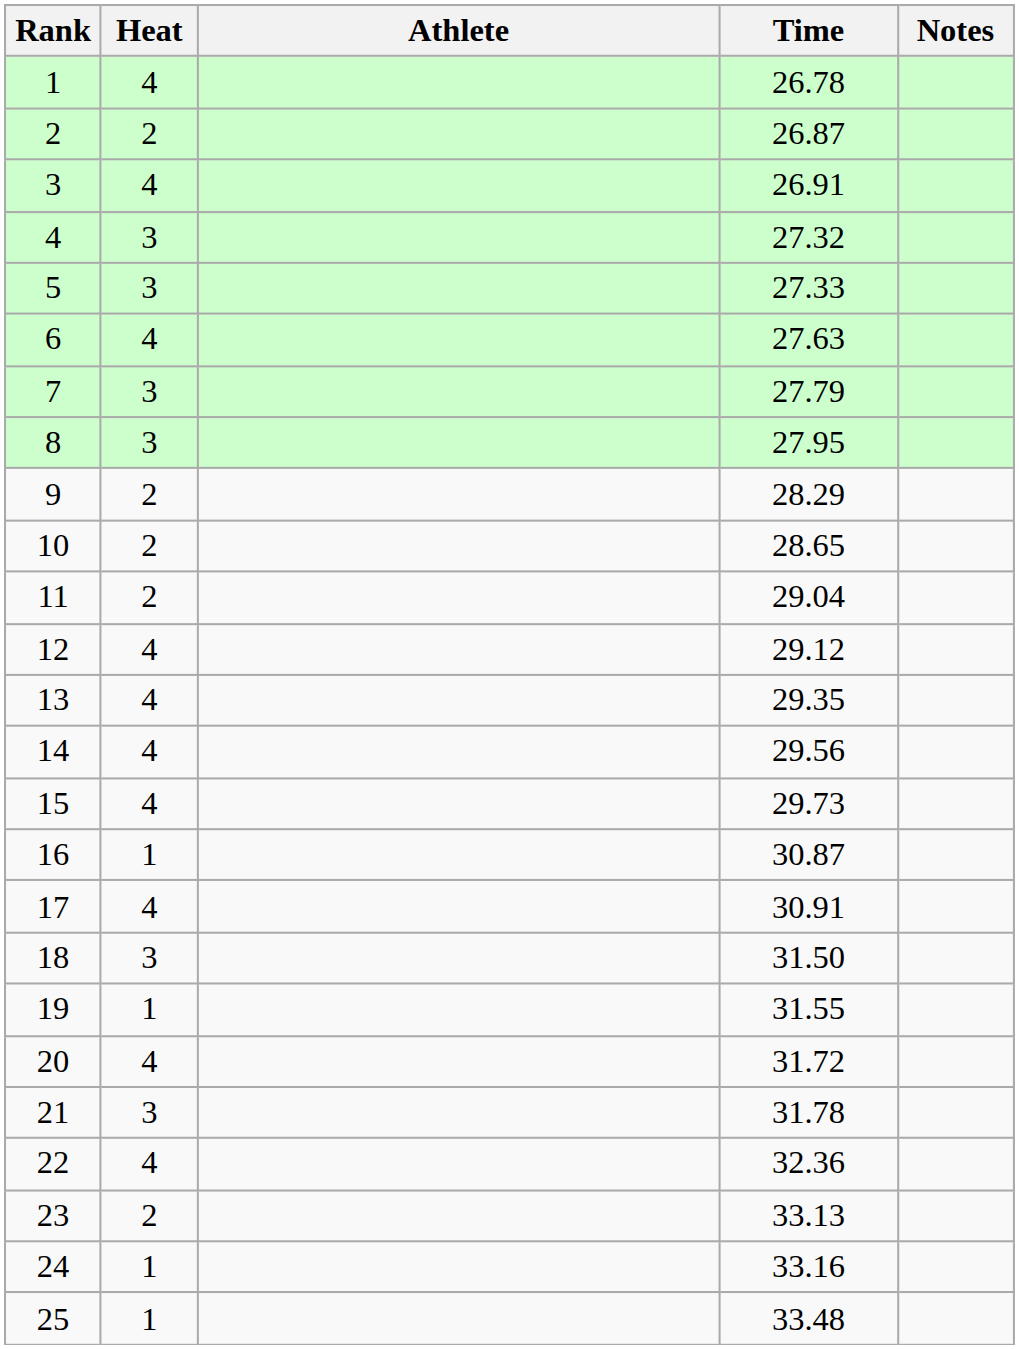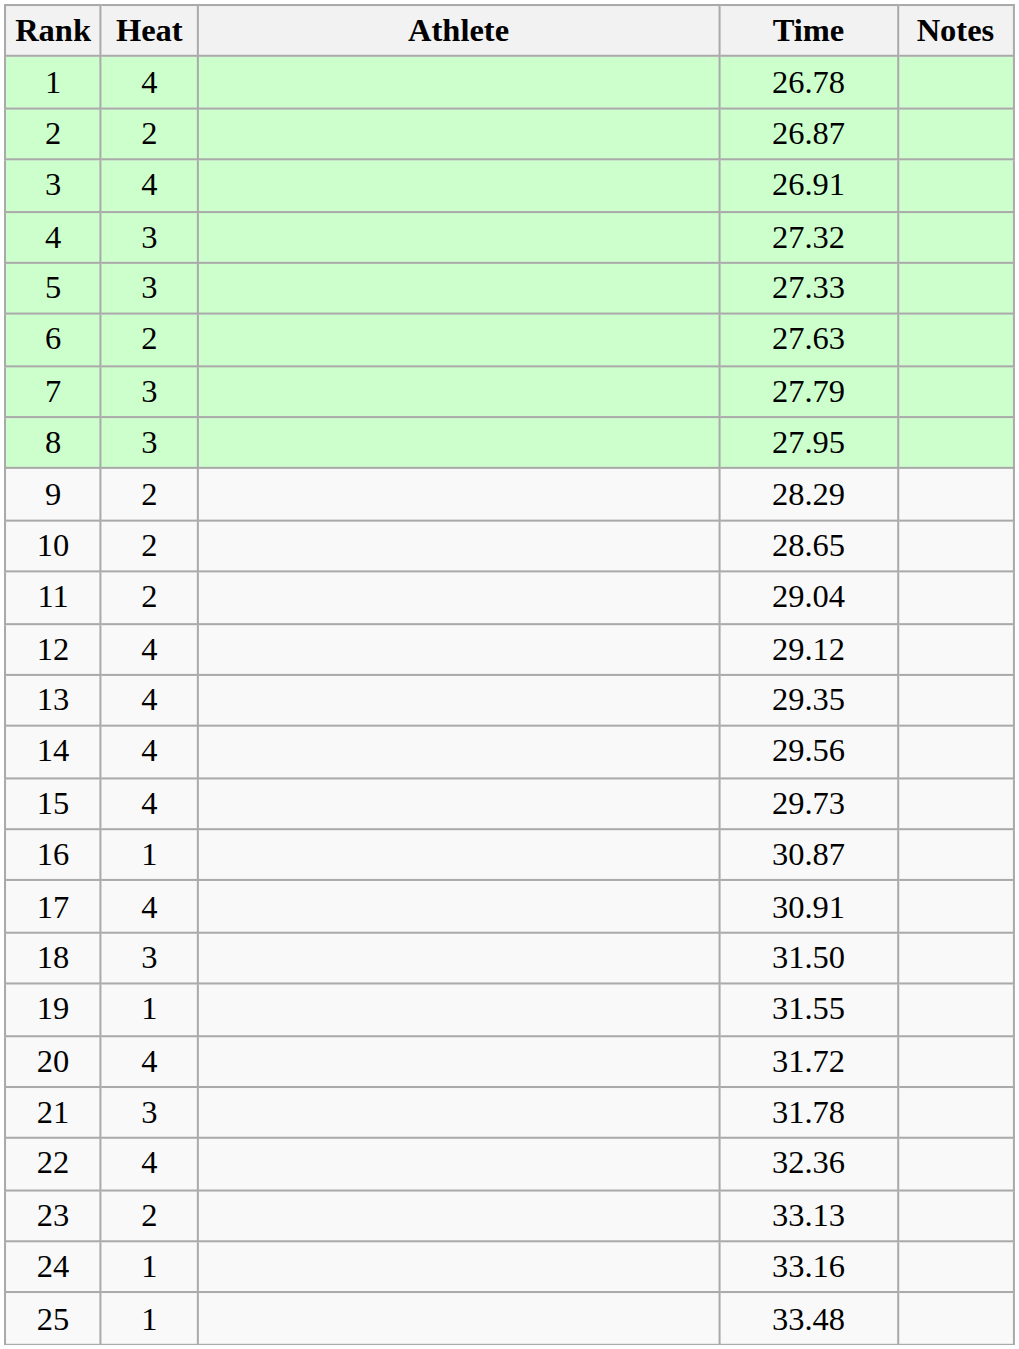(149, 339) 4 -> (149, 339) 2
